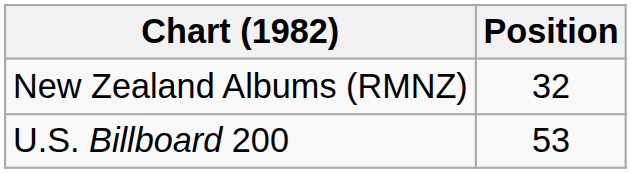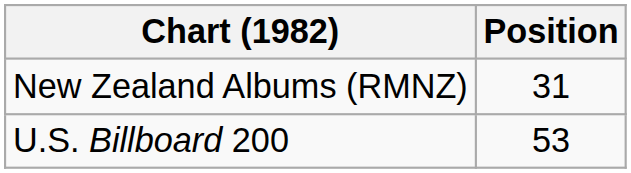(551, 85) 32 -> (551, 85) 31
